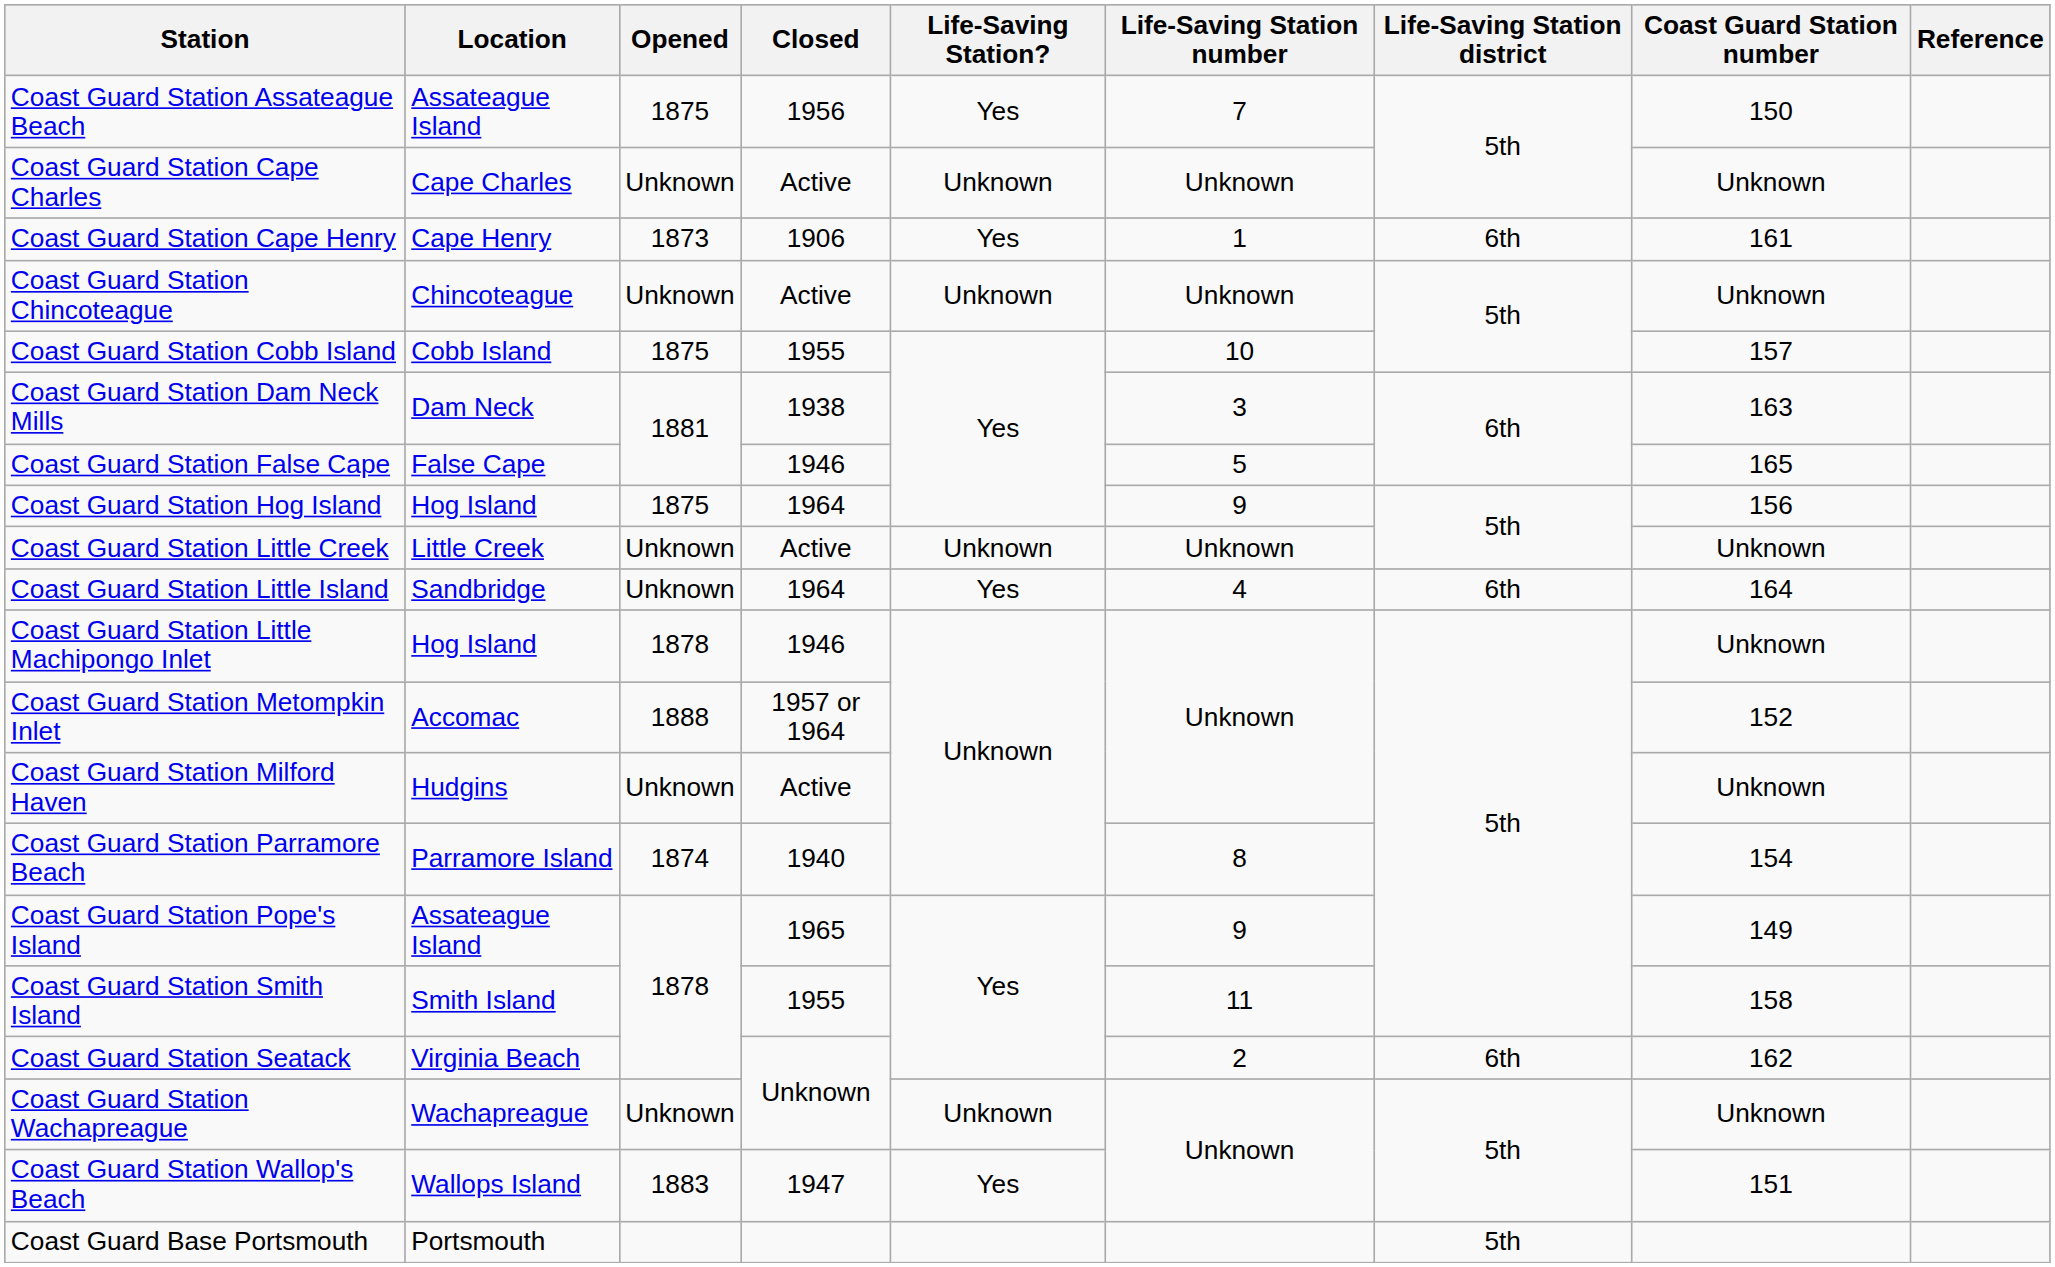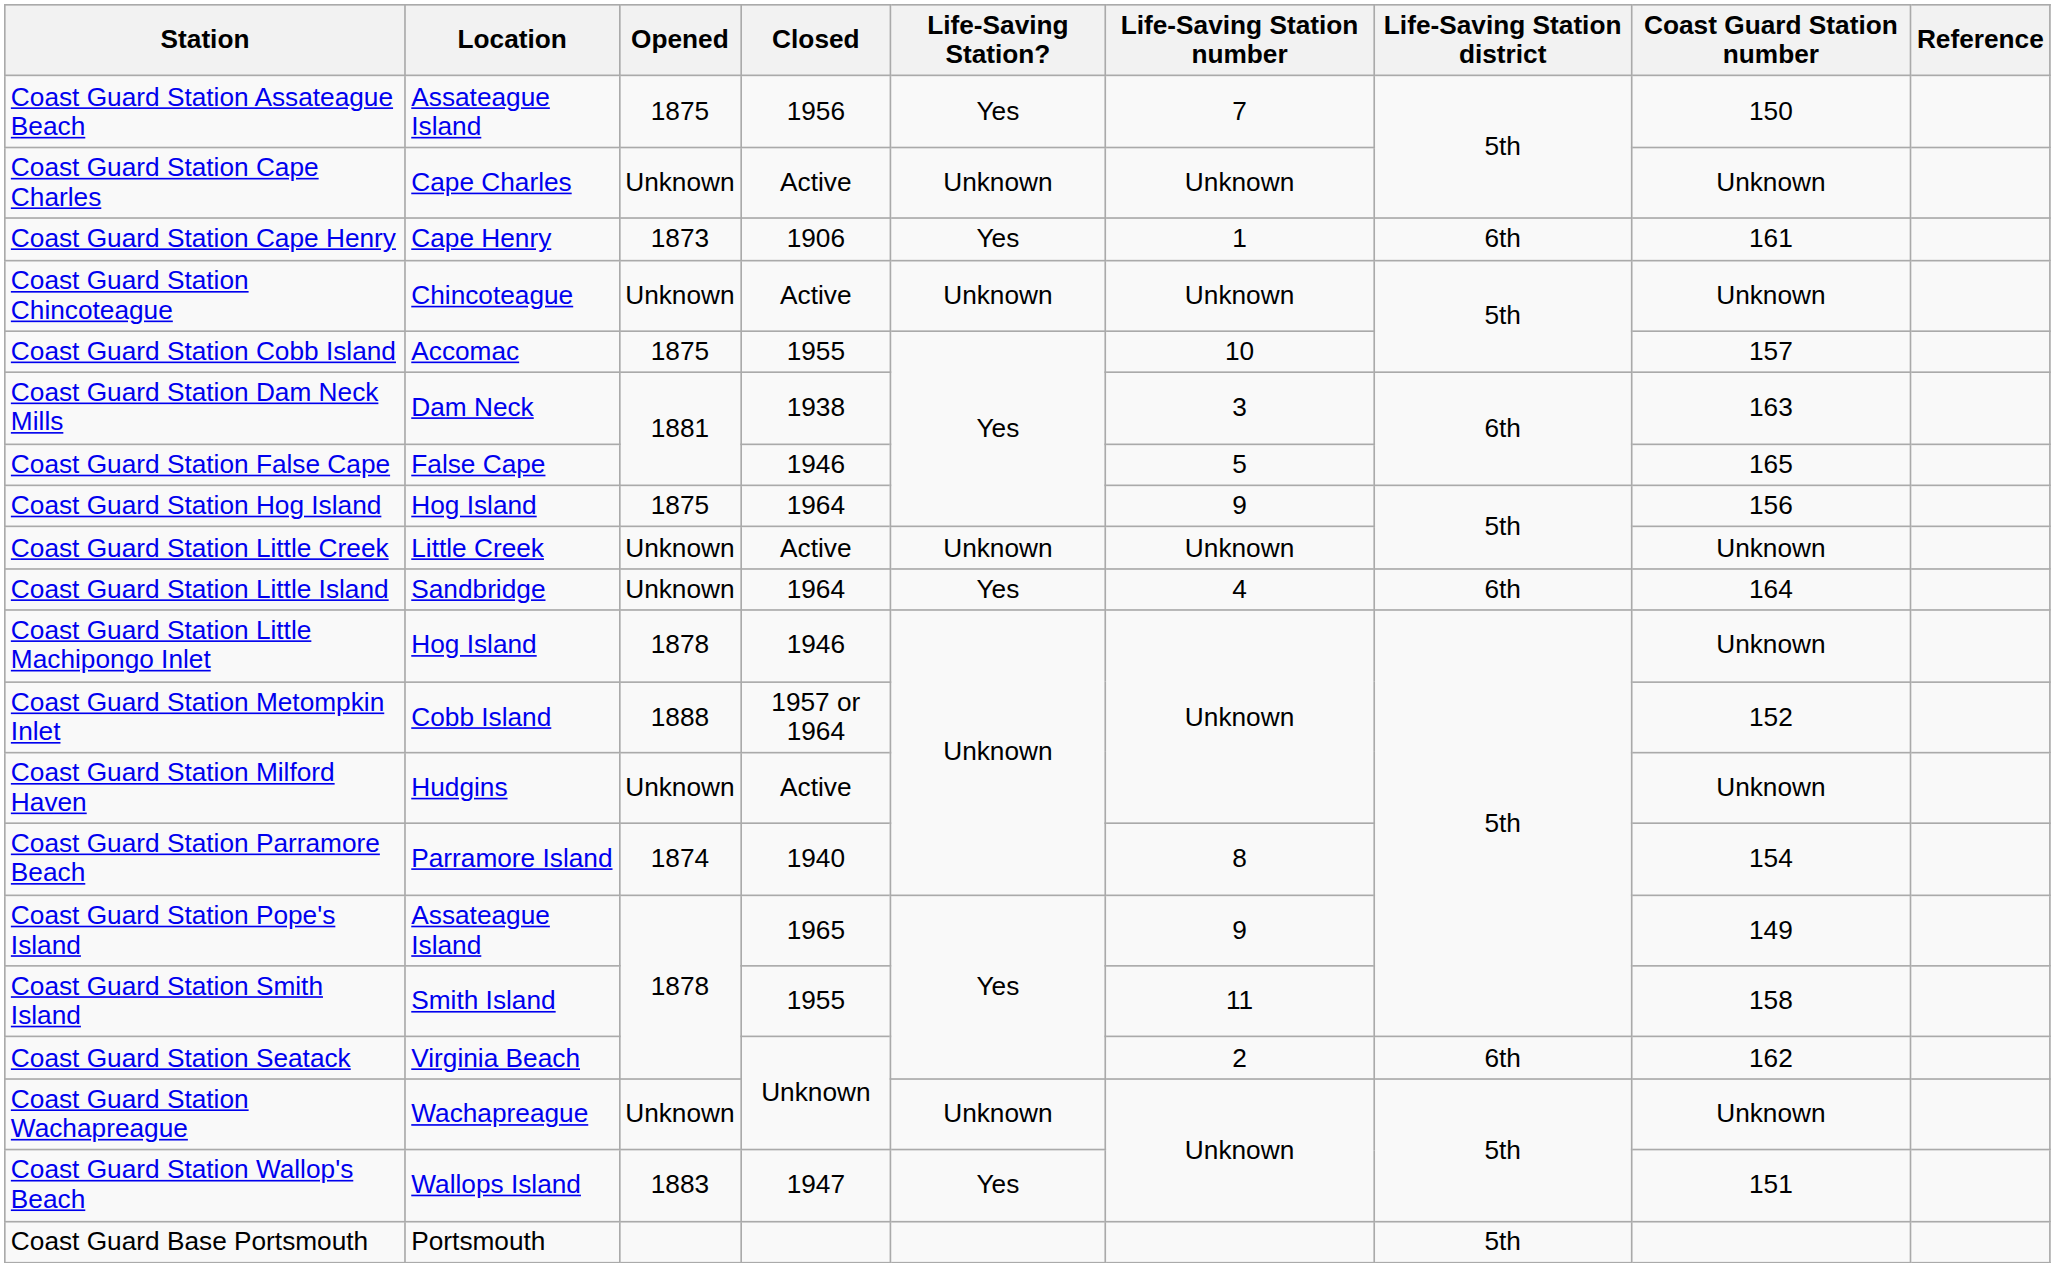(481, 351) Cobb Island -> (465, 351) Accomac
(465, 716) Accomac -> (481, 716) Cobb Island
